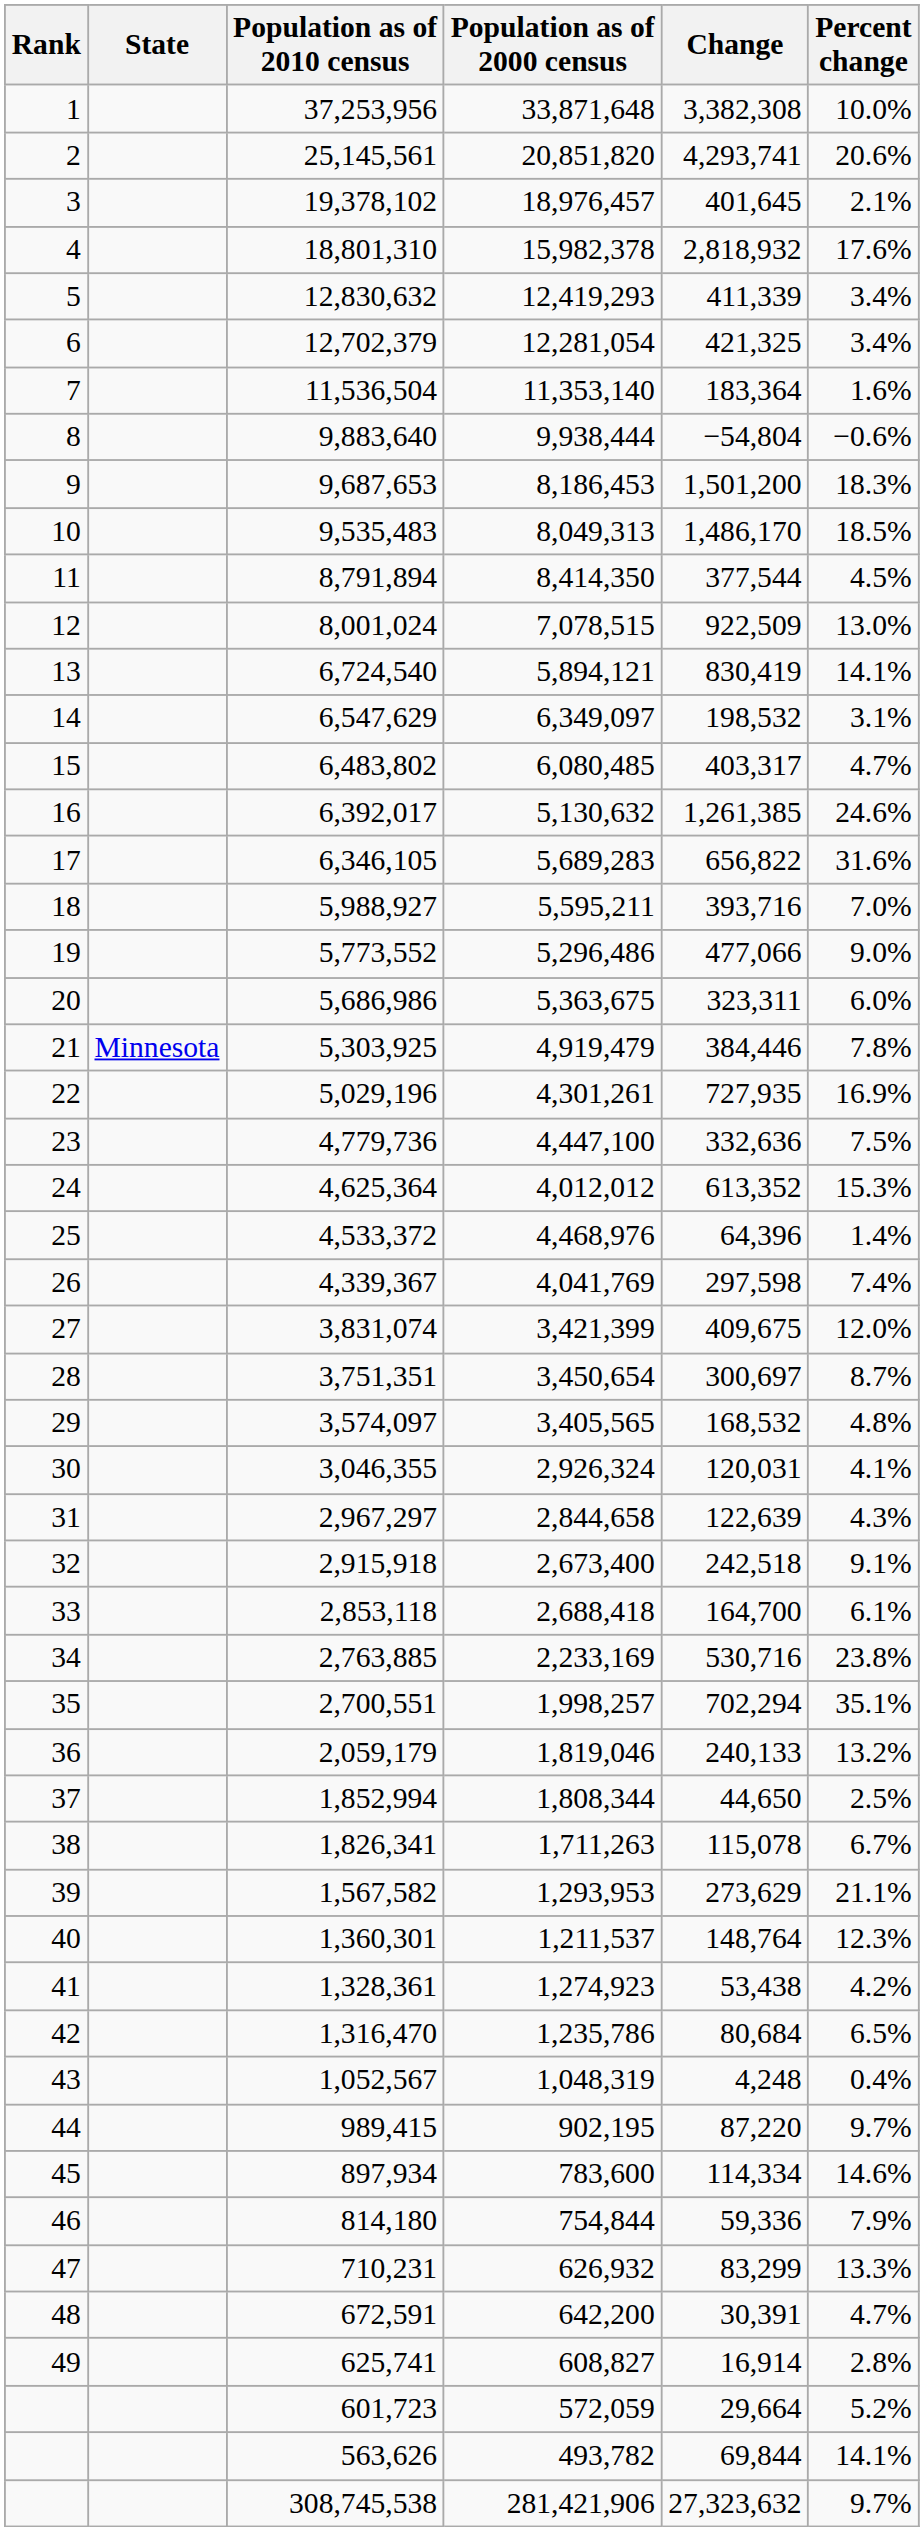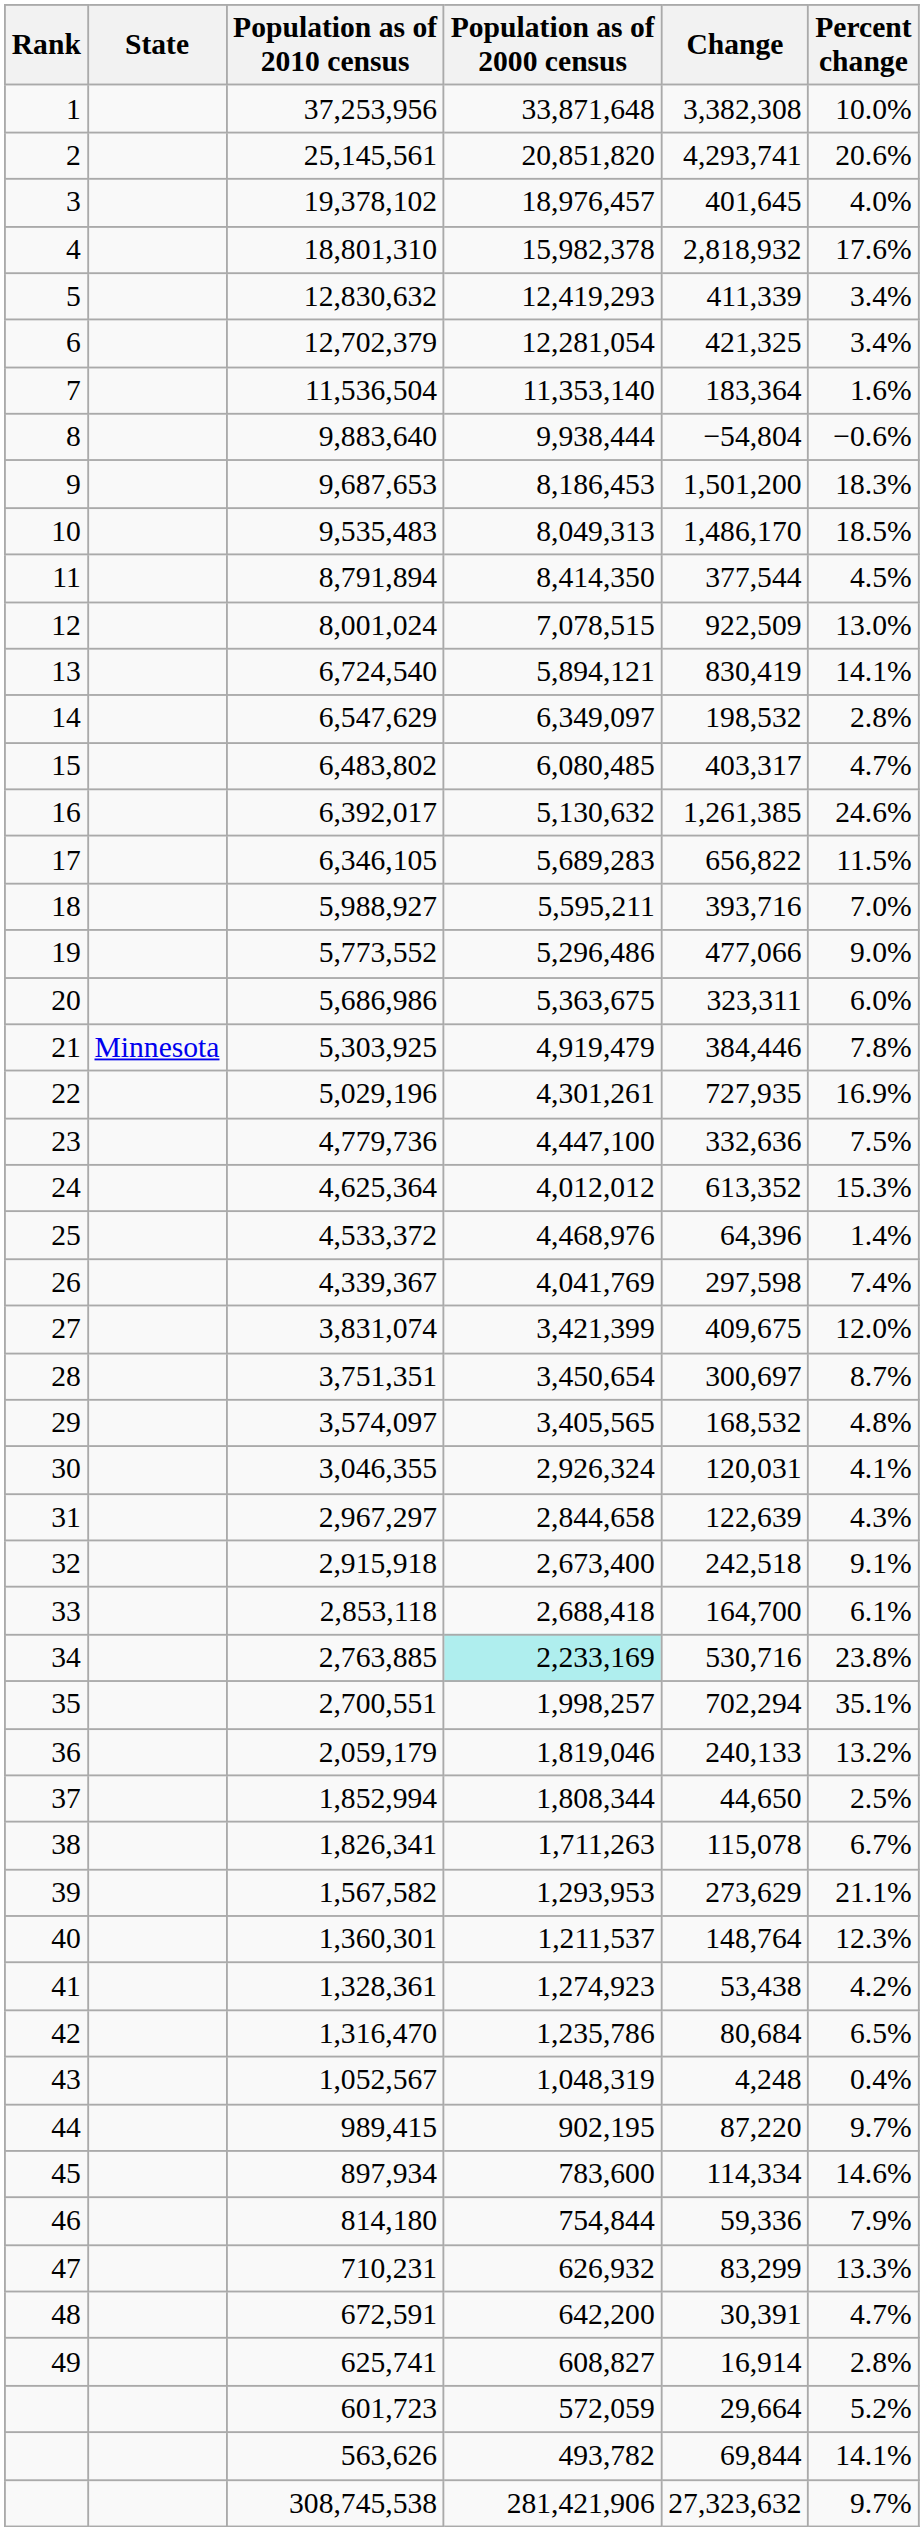(881, 202) 2.1% -> (881, 202) 4.0%
(881, 718) 3.1% -> (881, 718) 2.8%
(873, 859) 31.6% -> (874, 859) 11.5%
(595, 1657) no background -> (595, 1657) paleturquoise background
